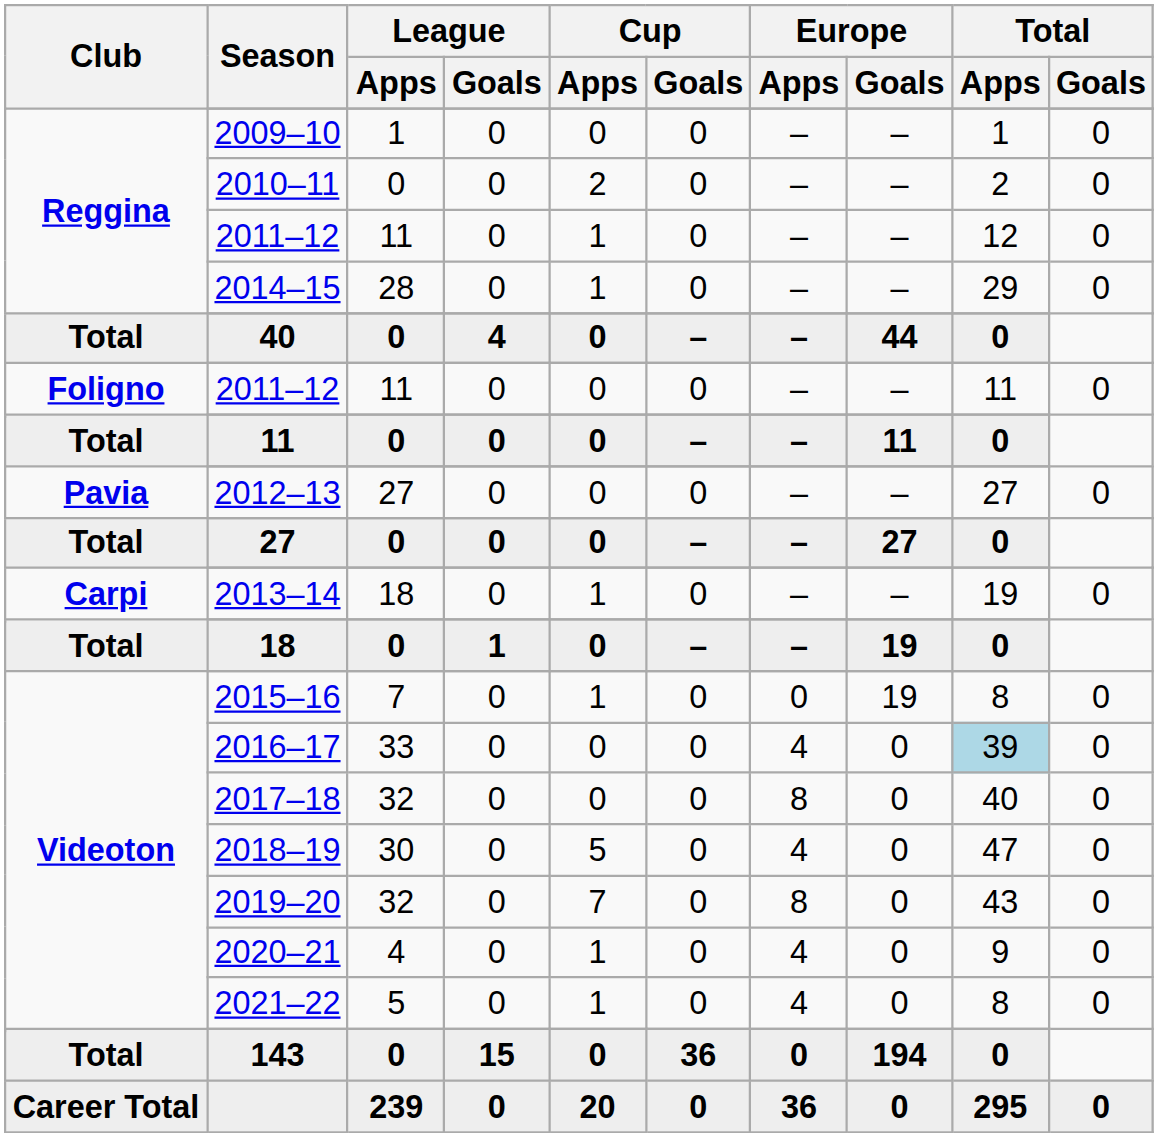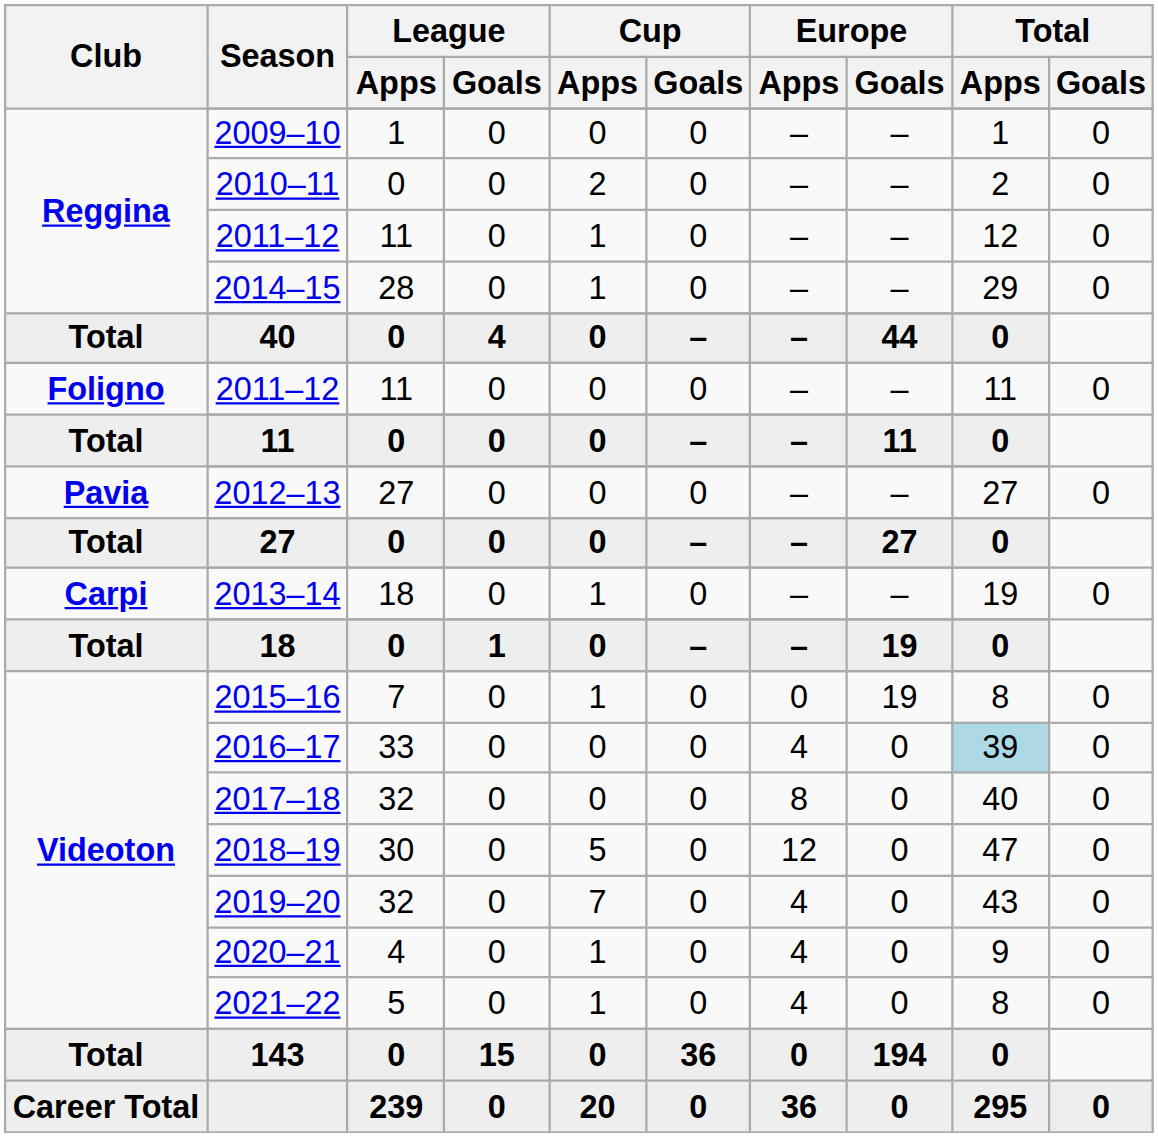(799, 850) 4 -> (799, 850) 12
(799, 901) 8 -> (799, 901) 4
